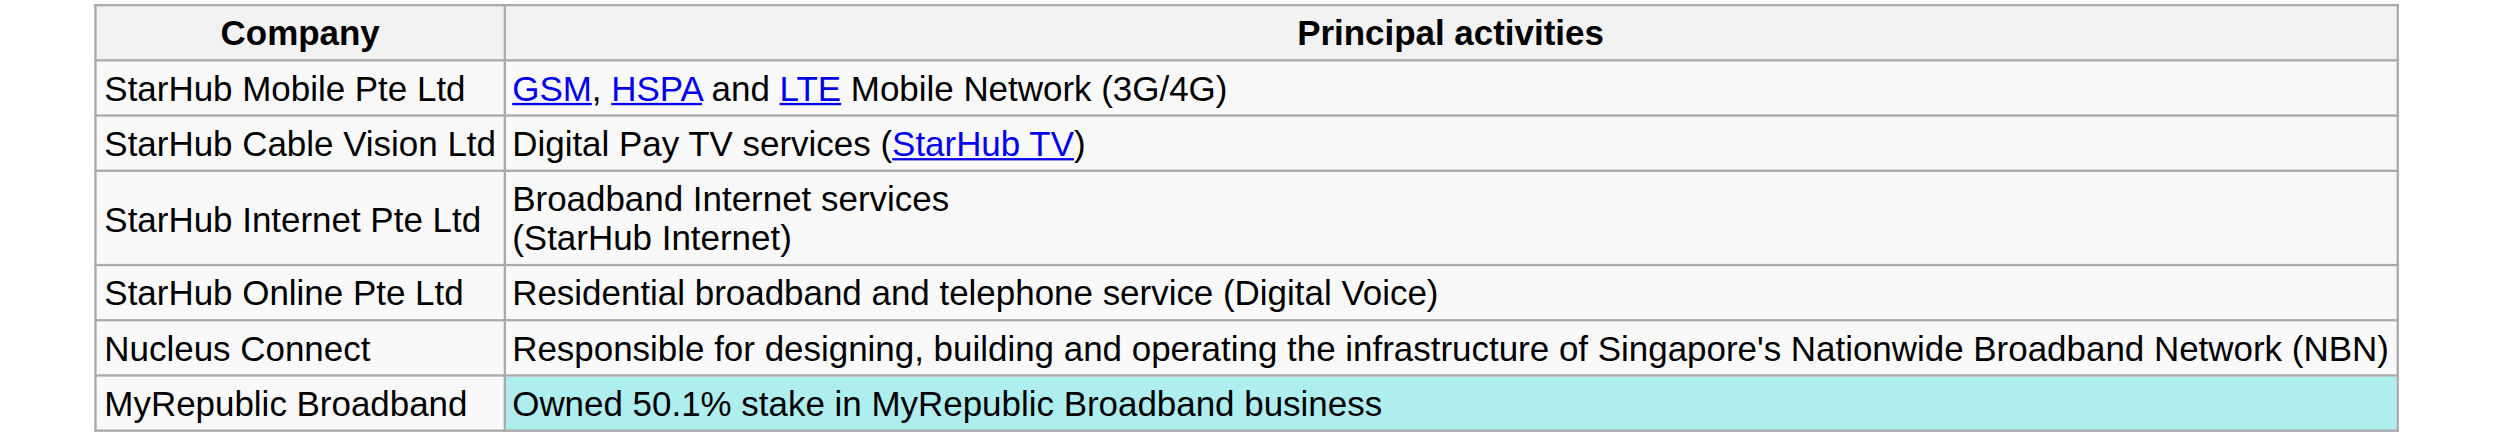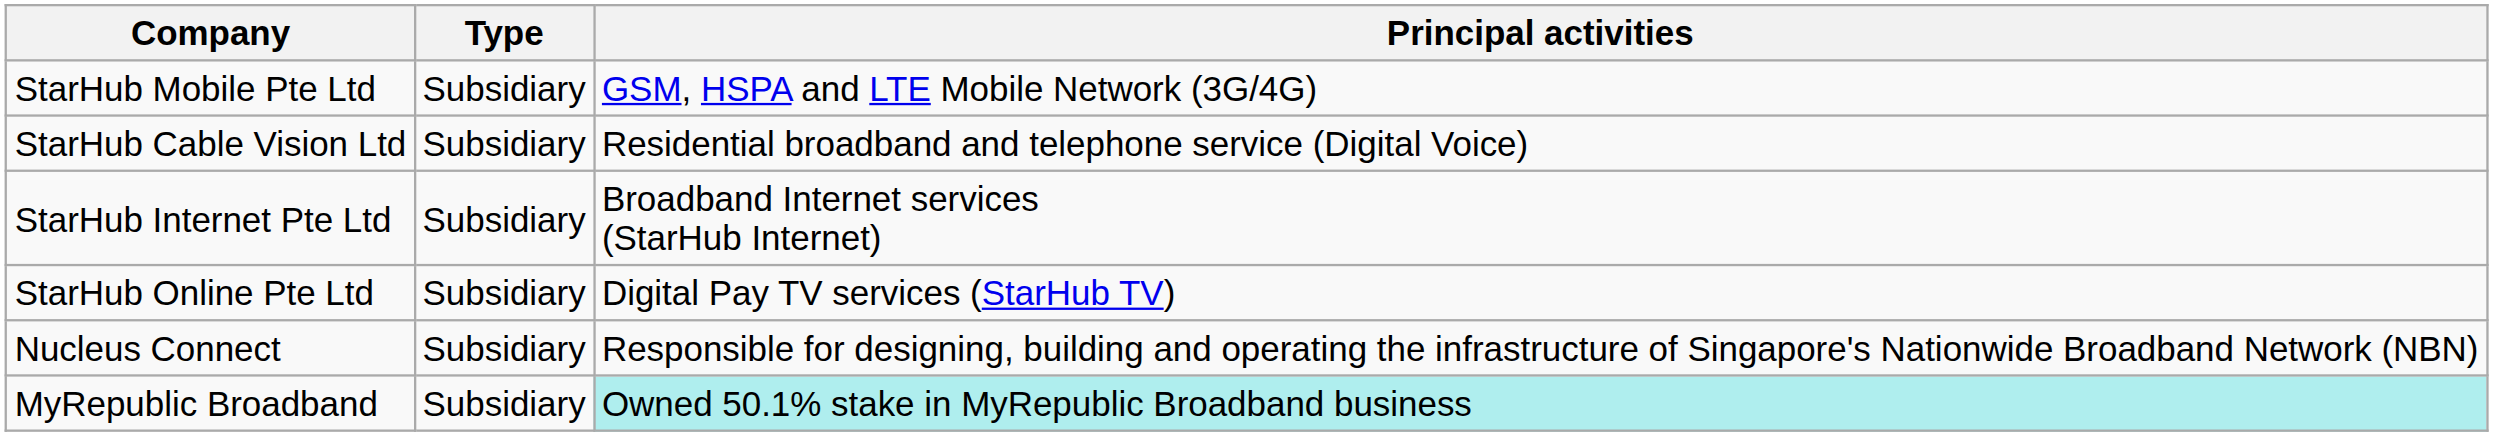+ column: (504, 33)
(799, 144) Digital Pay TV services (StarHub TV) -> (1065, 144) Residential broadband and telephone service (Digital Voice)
(975, 293) Residential broadband and telephone service (Digital Voice) -> (889, 293) Digital Pay TV services (StarHub TV)
